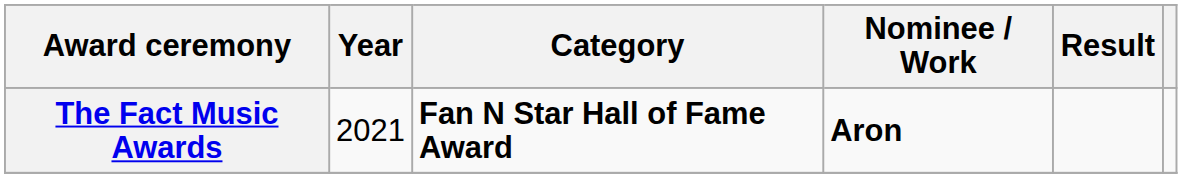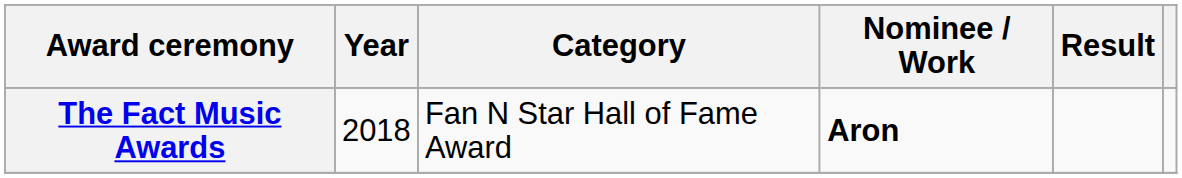(370, 130) 2021 -> (376, 130) 2018
(592, 130) bold -> (591, 130) normal
